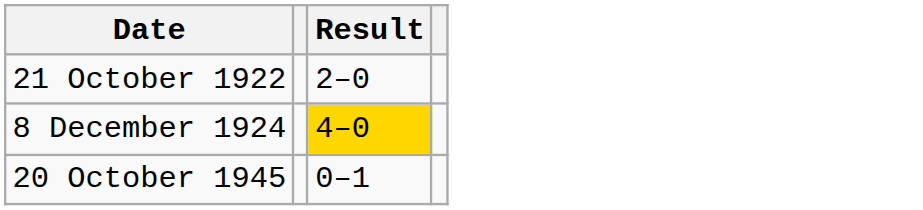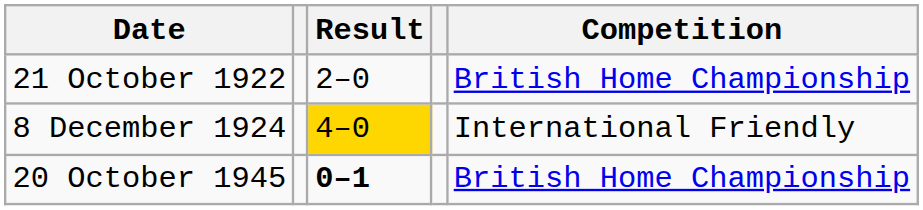+ column: (682, 30)
(343, 179) normal -> (343, 179) bold
